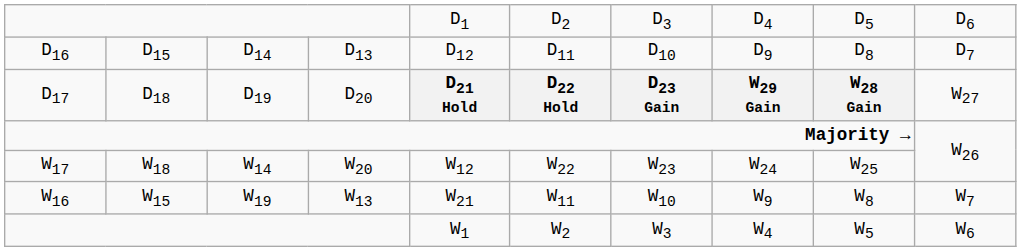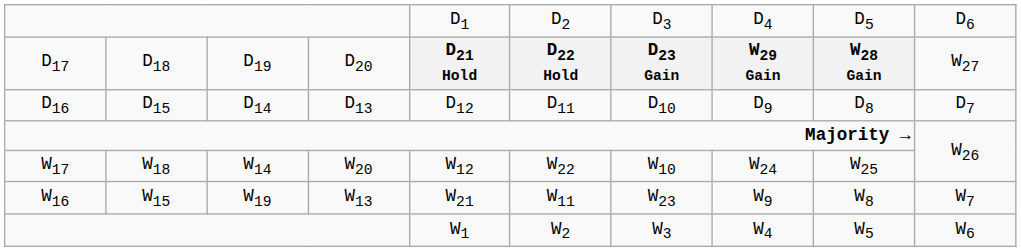rows swapped: (55, 53) <-> (55, 95)
(662, 166) W23 -> (662, 166) W10
(662, 198) W10 -> (662, 198) W23
